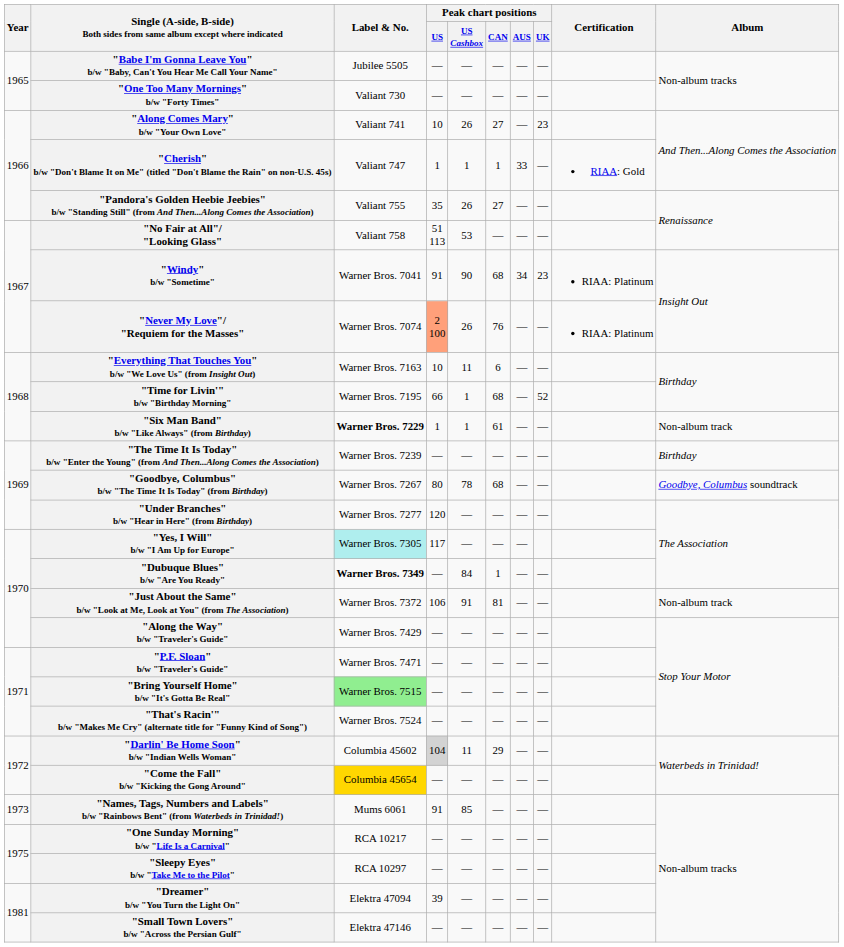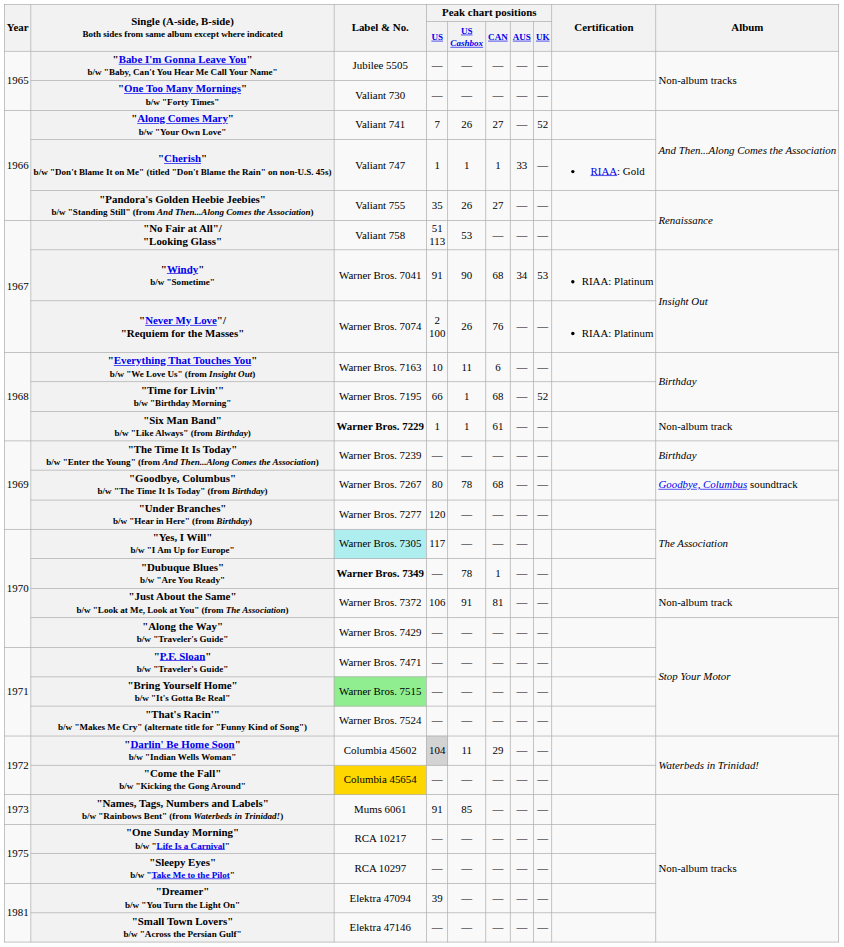(437, 124) 10 -> (437, 124) 7
(543, 124) 23 -> (543, 124) 52
(543, 275) 23 -> (543, 275) 53
(437, 326) lightsalmon background -> (437, 326) no background
(467, 573) 84 -> (467, 573) 78
